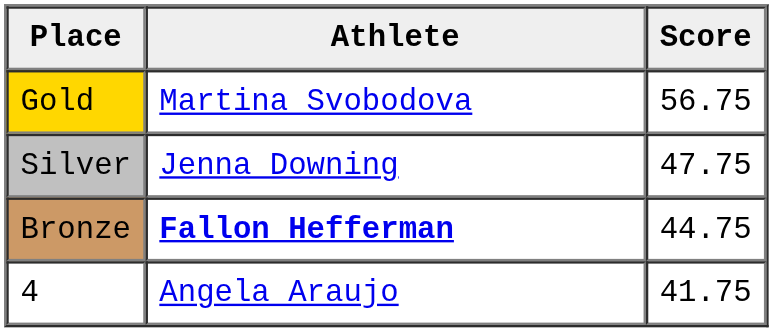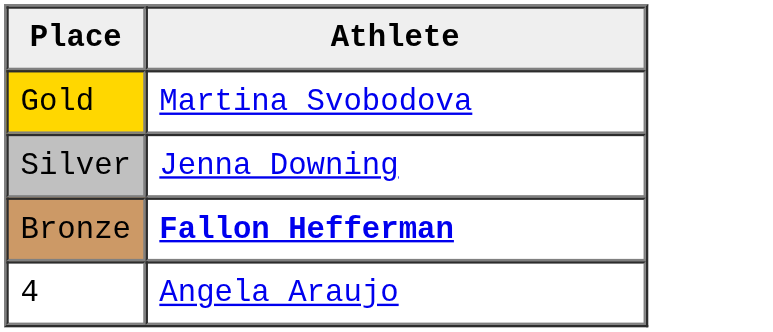- column: (706, 38)
